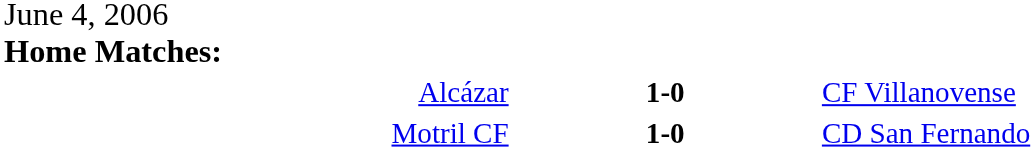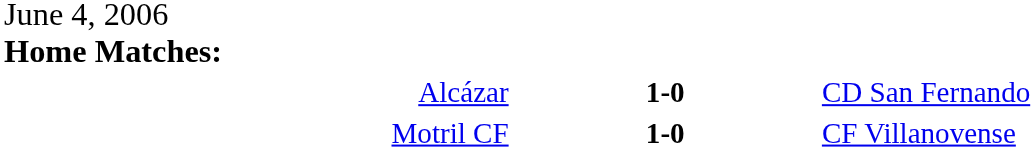(919, 92) CF Villanovense -> (926, 92) CD San Fernando
(926, 132) CD San Fernando -> (919, 132) CF Villanovense
